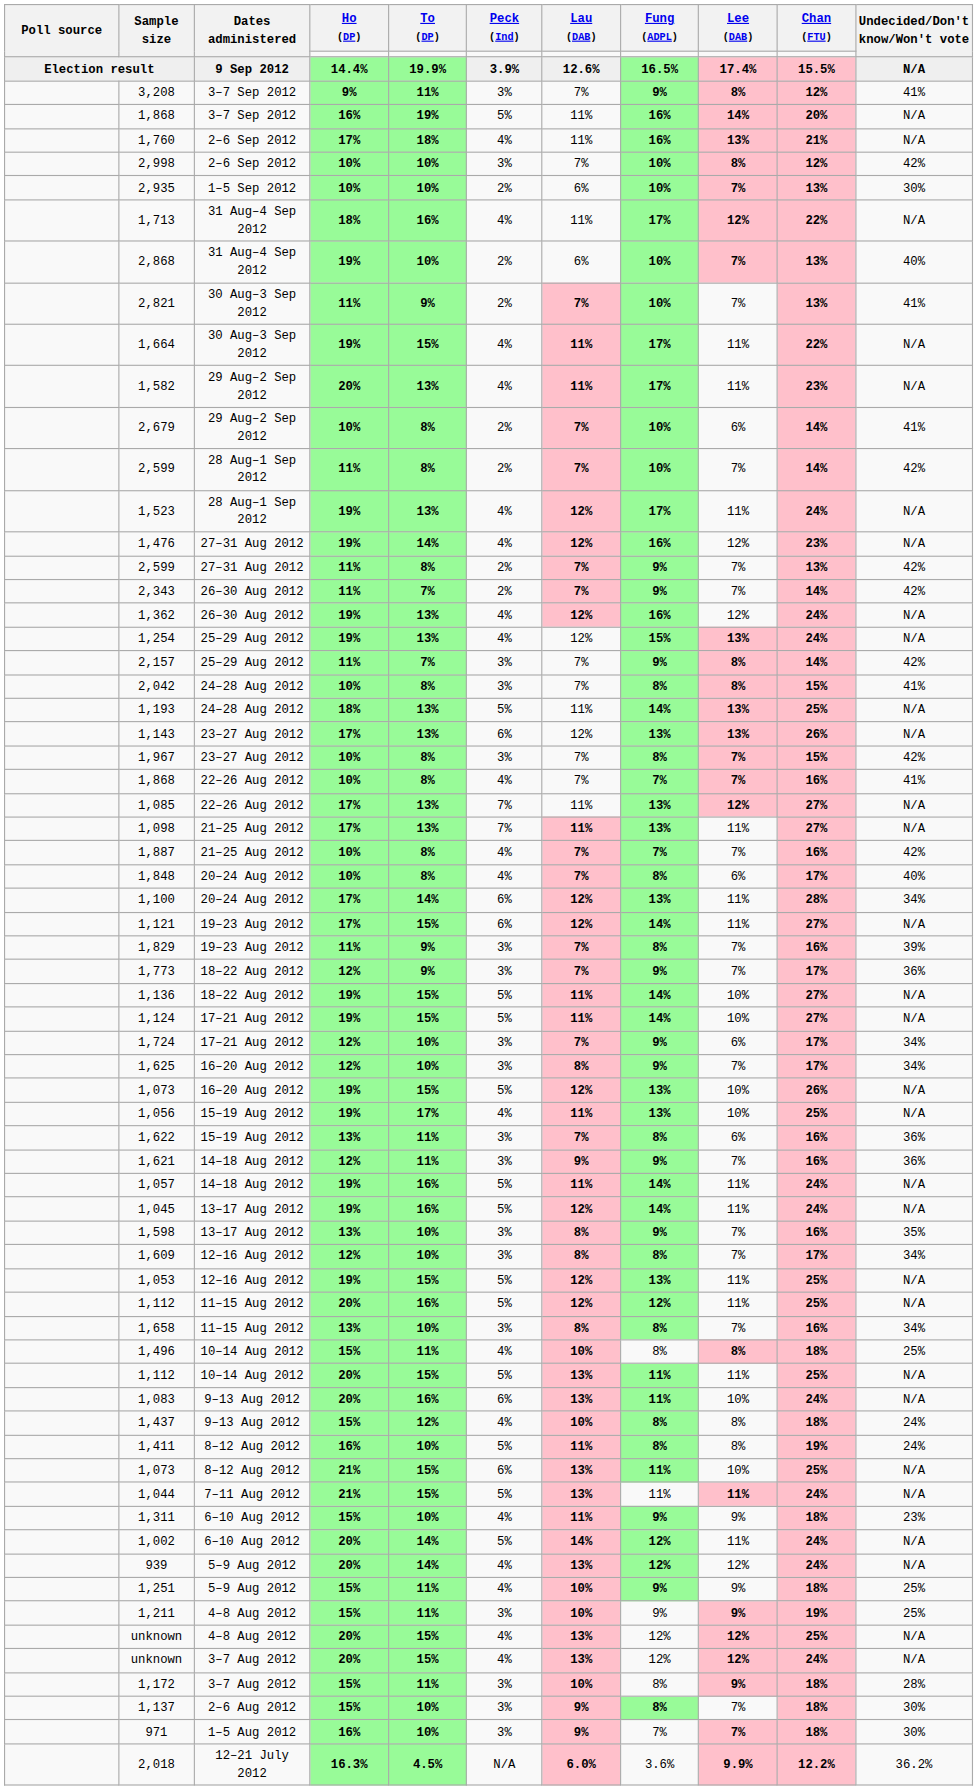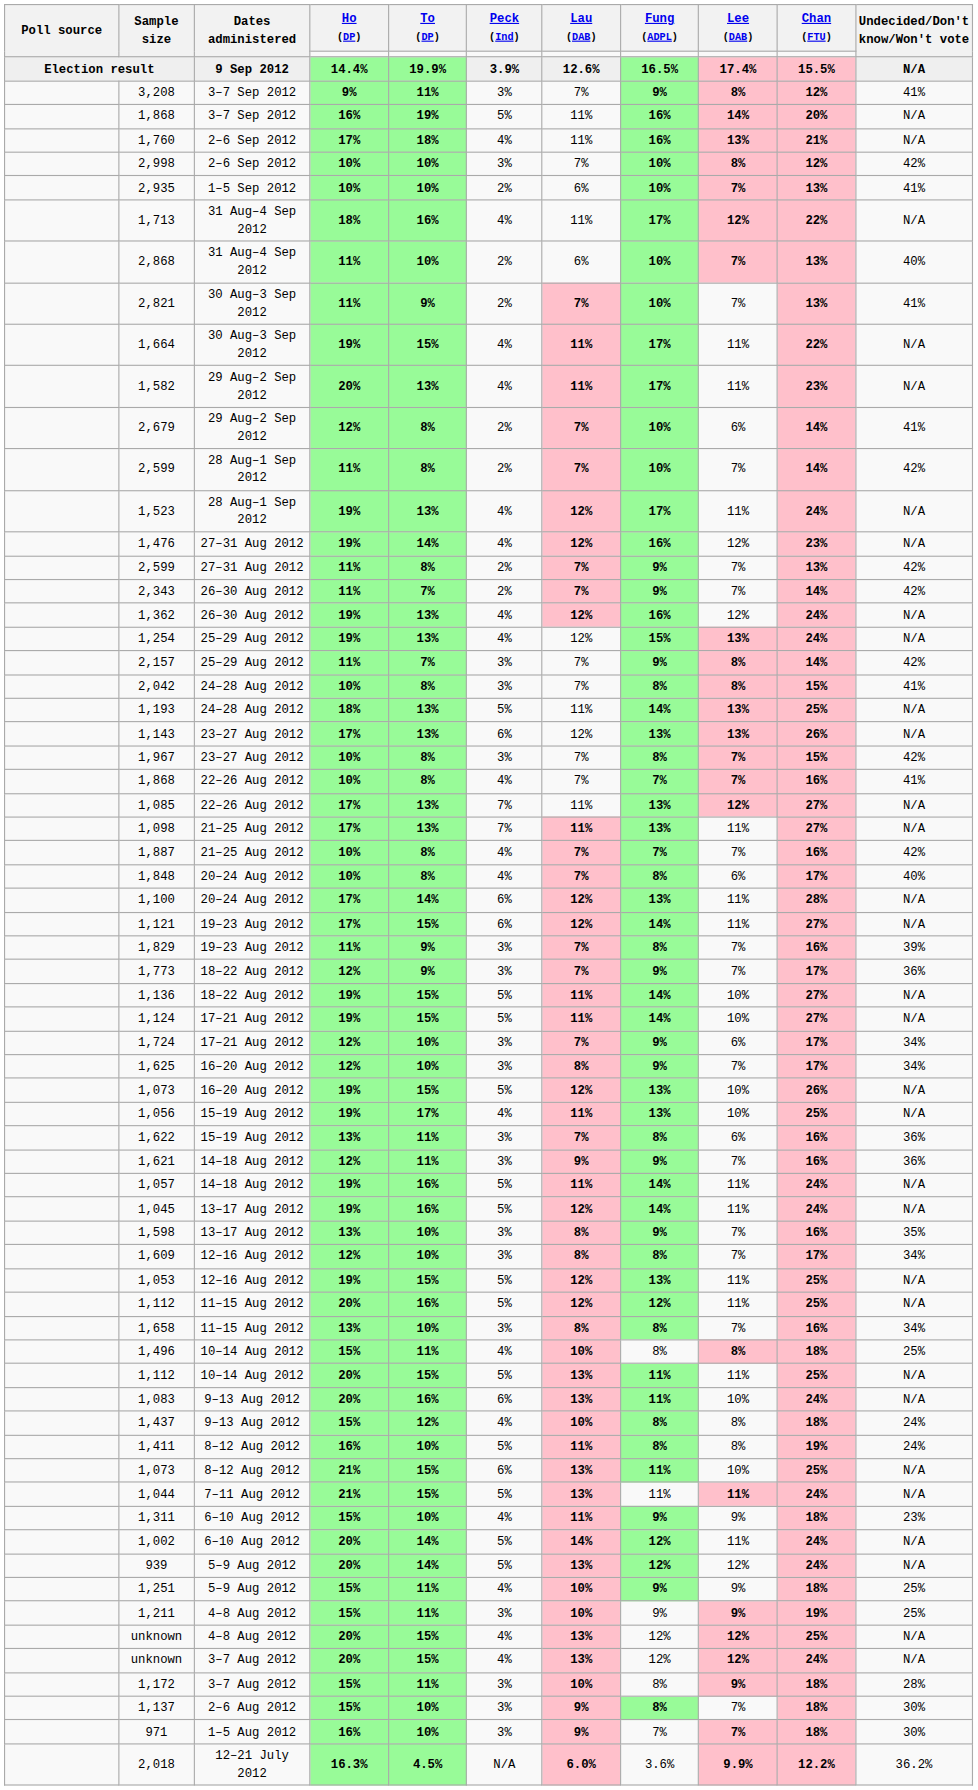(914, 188) 30% -> (914, 188) 41%
(349, 262) 19% -> (349, 262) 11%
(349, 428) 10% -> (349, 428) 12%
(914, 900) 34% -> (914, 900) N/A
(504, 1566) 4% -> (504, 1566) 5%
